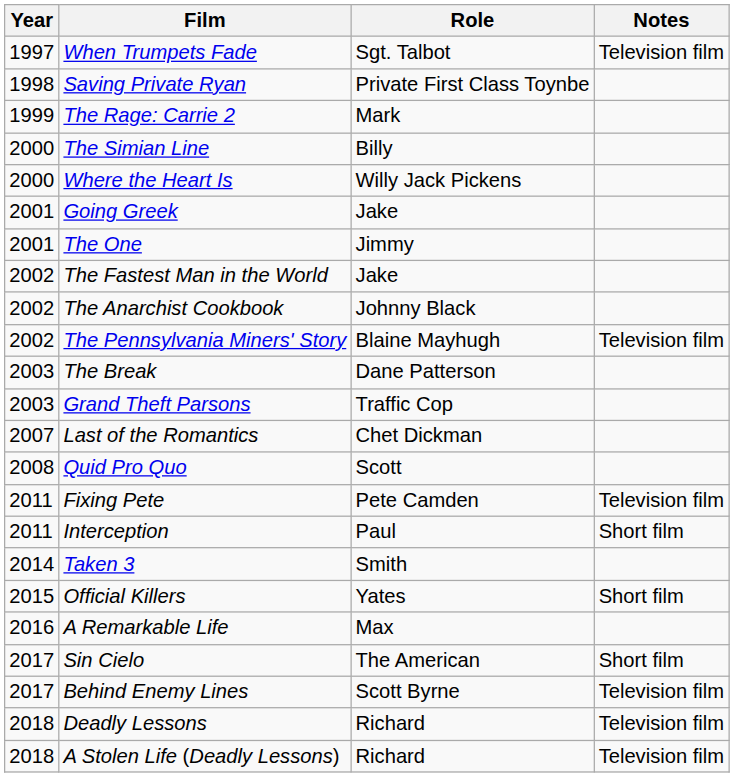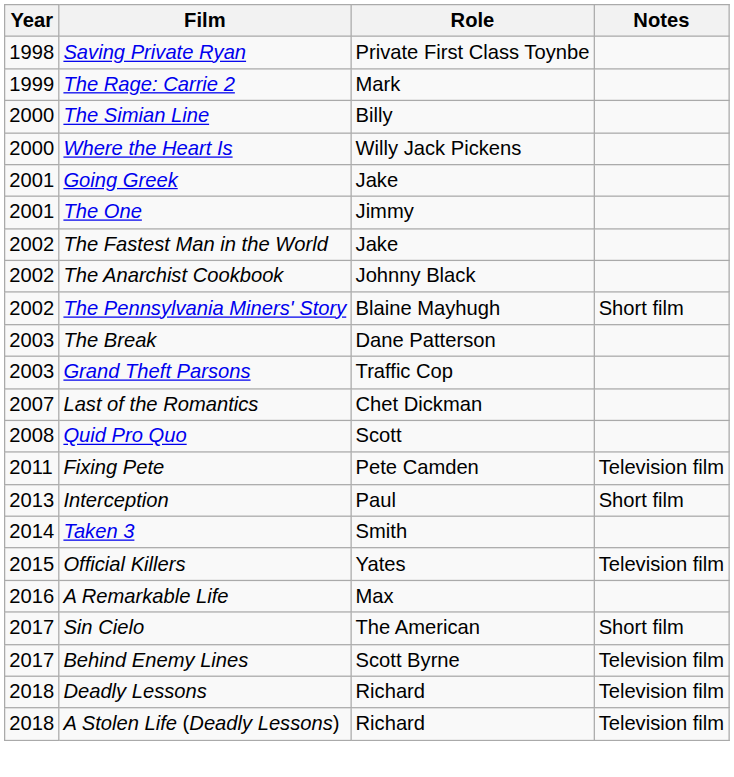- row: (160, 52)
(661, 340) Television film -> (641, 308) Short film
(31, 532) 2011 -> (32, 500) 2013
(641, 595) Short film -> (661, 564) Television film
